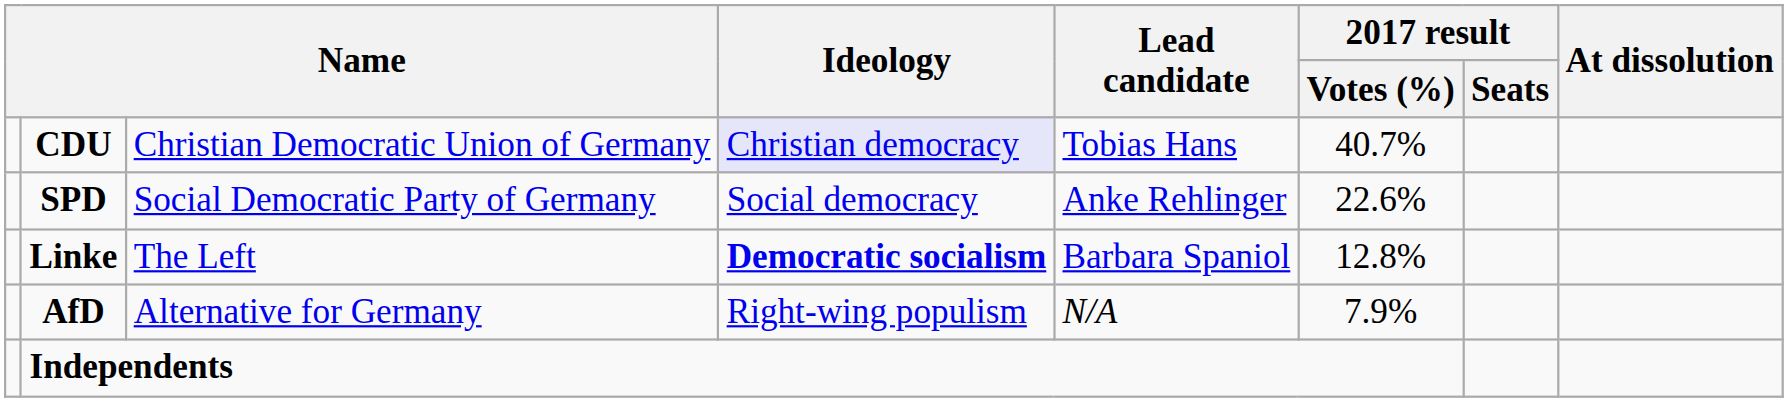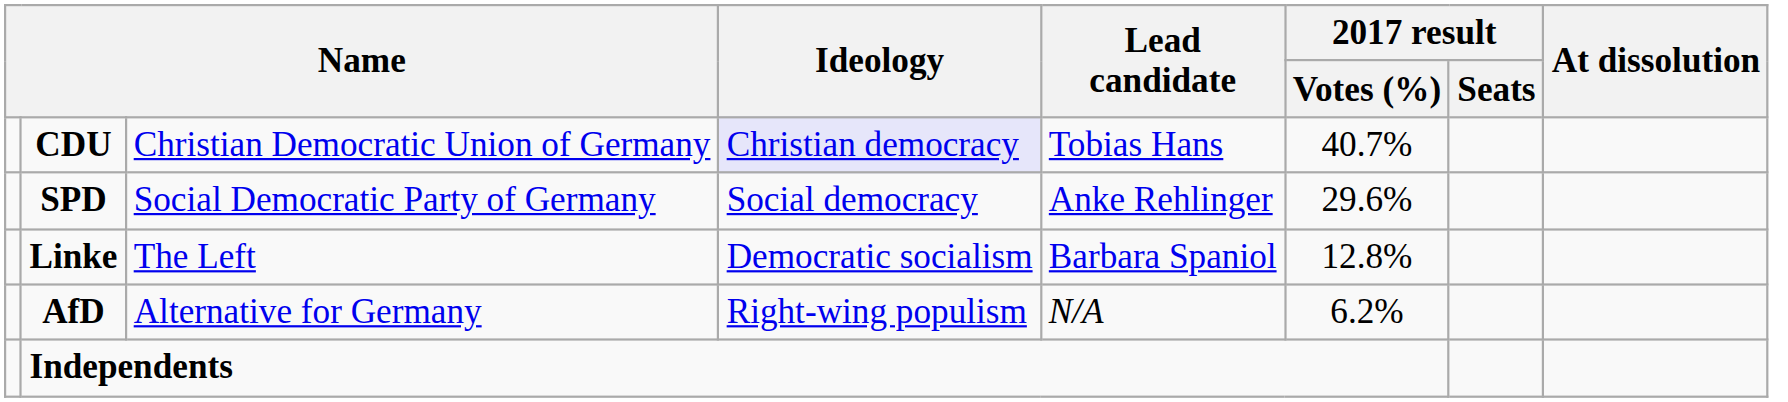(1381, 199) 22.6% -> (1367, 199) 29.6%
(886, 255) bold -> (880, 255) normal
(1381, 311) 7.9% -> (1367, 311) 6.2%
